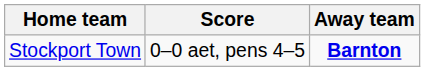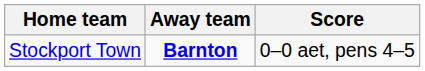columns swapped: (227, 19) <-> (364, 19)
